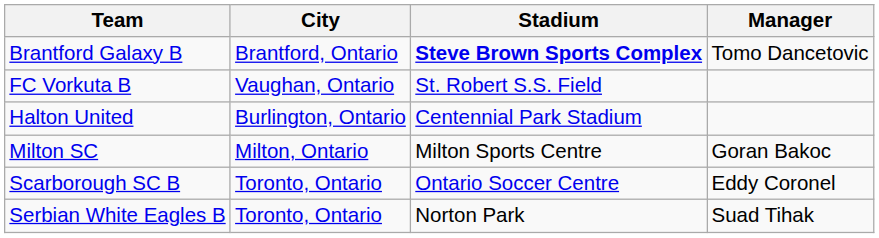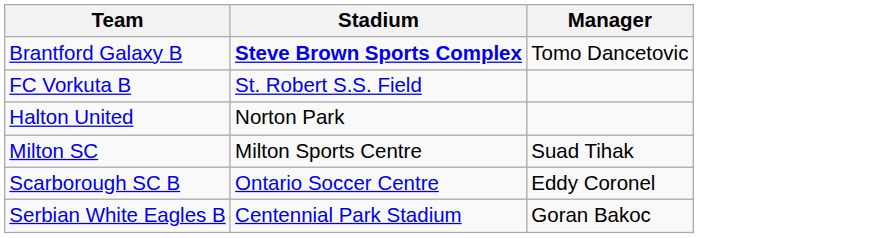- column: (320, 20)
(529, 118) Centennial Park Stadium -> (290, 118) Norton Park
(771, 150) Goran Bakoc -> (583, 150) Suad Tihak
(470, 215) Norton Park -> (348, 215) Centennial Park Stadium
(763, 215) Suad Tihak -> (591, 215) Goran Bakoc
